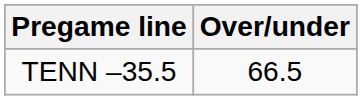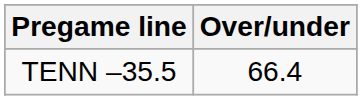(275, 71) 66.5 -> (275, 71) 66.4
